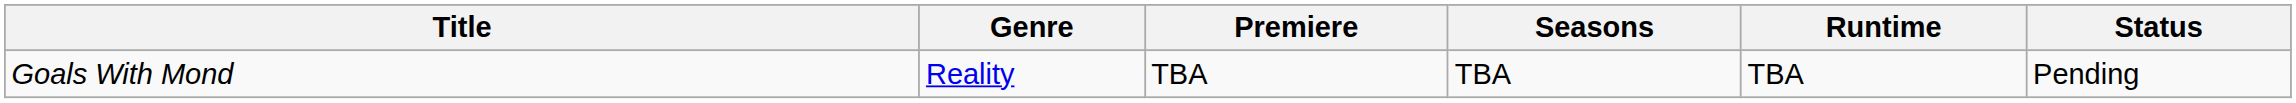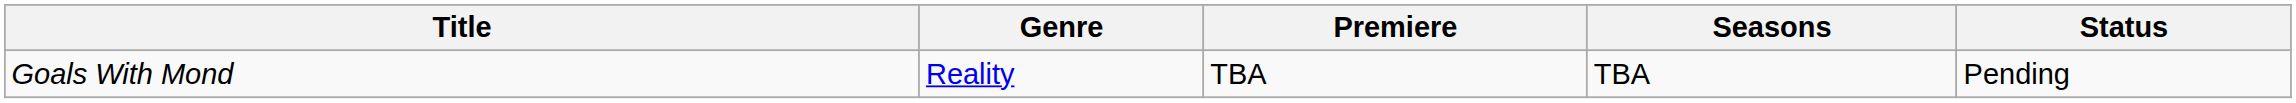- column: (1884, 27)
